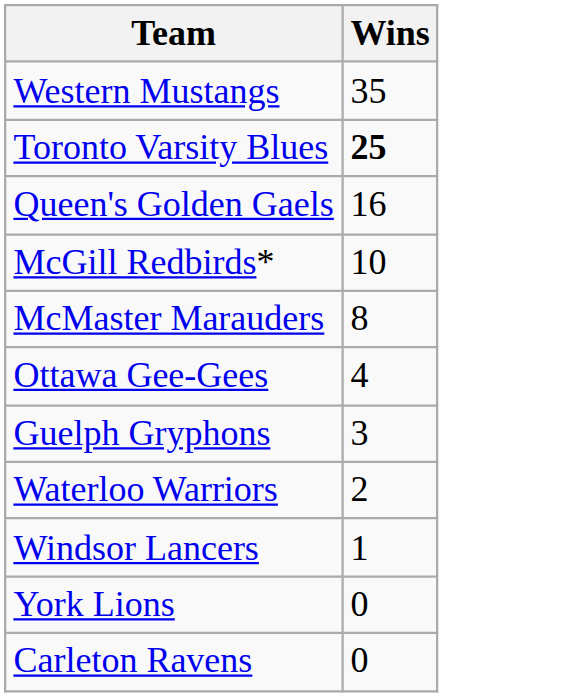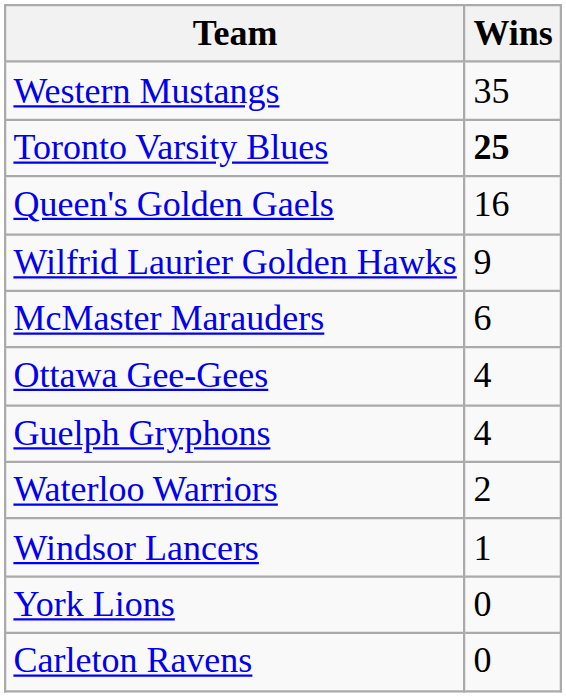- row: (144, 261)
+ row: (235, 261)
(359, 318) 8 -> (482, 318) 6
(359, 432) 3 -> (482, 432) 4
